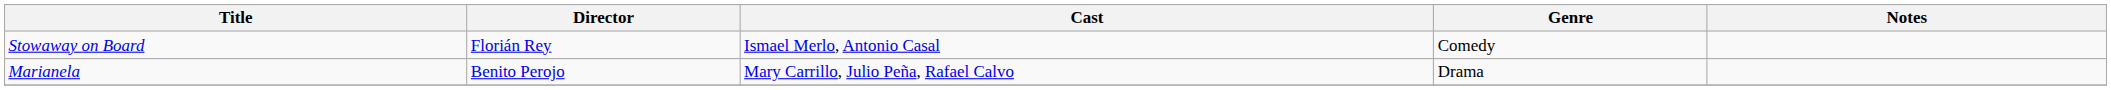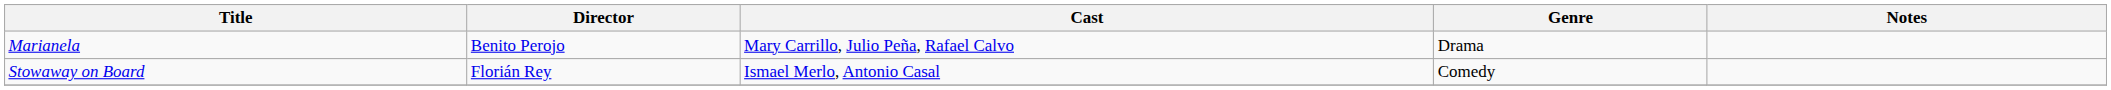rows swapped: (44, 71) <-> (76, 44)
